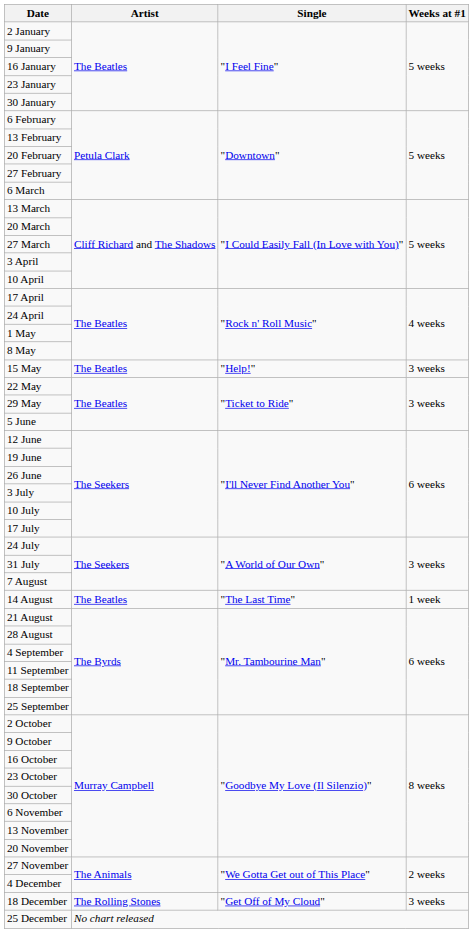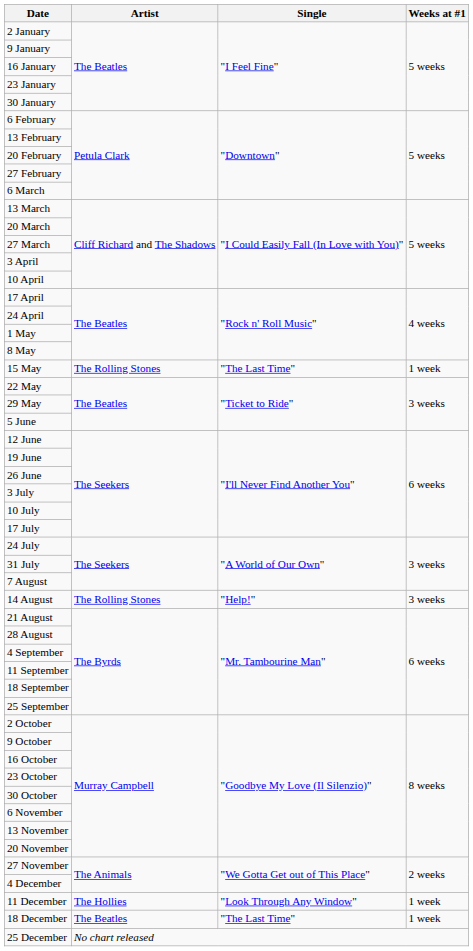(101, 368) The Beatles -> (117, 368) The Rolling Stones
(238, 368) "Help!" -> (258, 368) "The Last Time"
(427, 368) 3 weeks -> (425, 368) 1 week
(101, 599) The Beatles -> (117, 599) The Rolling Stones
(258, 599) "The Last Time" -> (238, 599) "Help!"
(425, 599) 1 week -> (427, 599) 3 weeks
+ row: (37, 901)
(117, 901) The Rolling Stones -> (101, 919) The Beatles
(273, 901) "Get Off of My Cloud" -> (258, 919) "The Last Time"
(427, 901) 3 weeks -> (425, 919) 1 week
